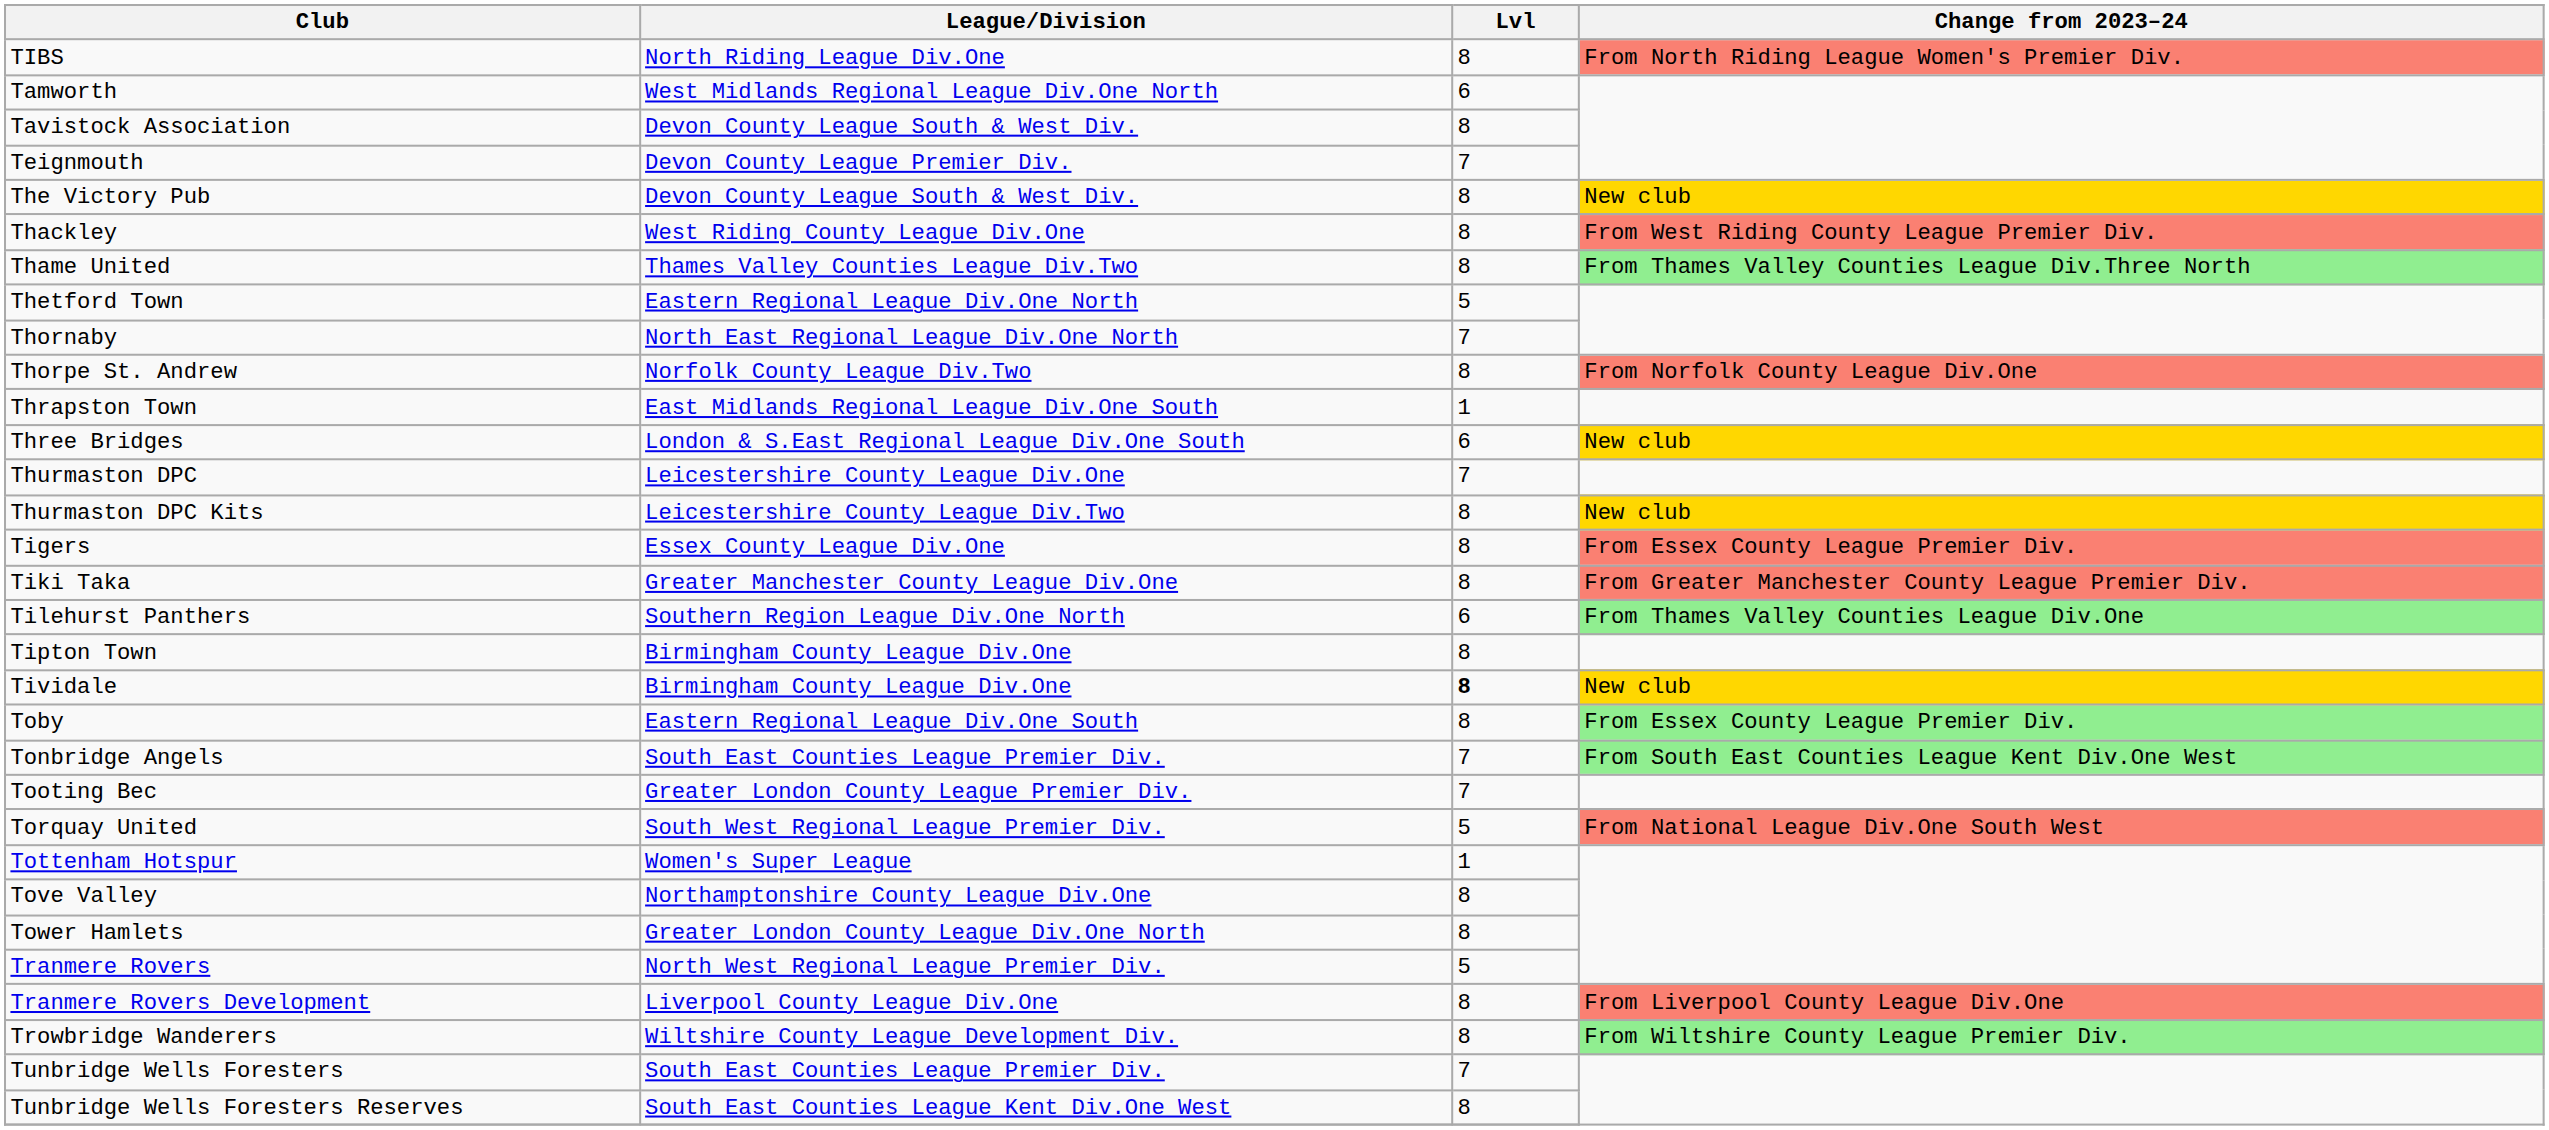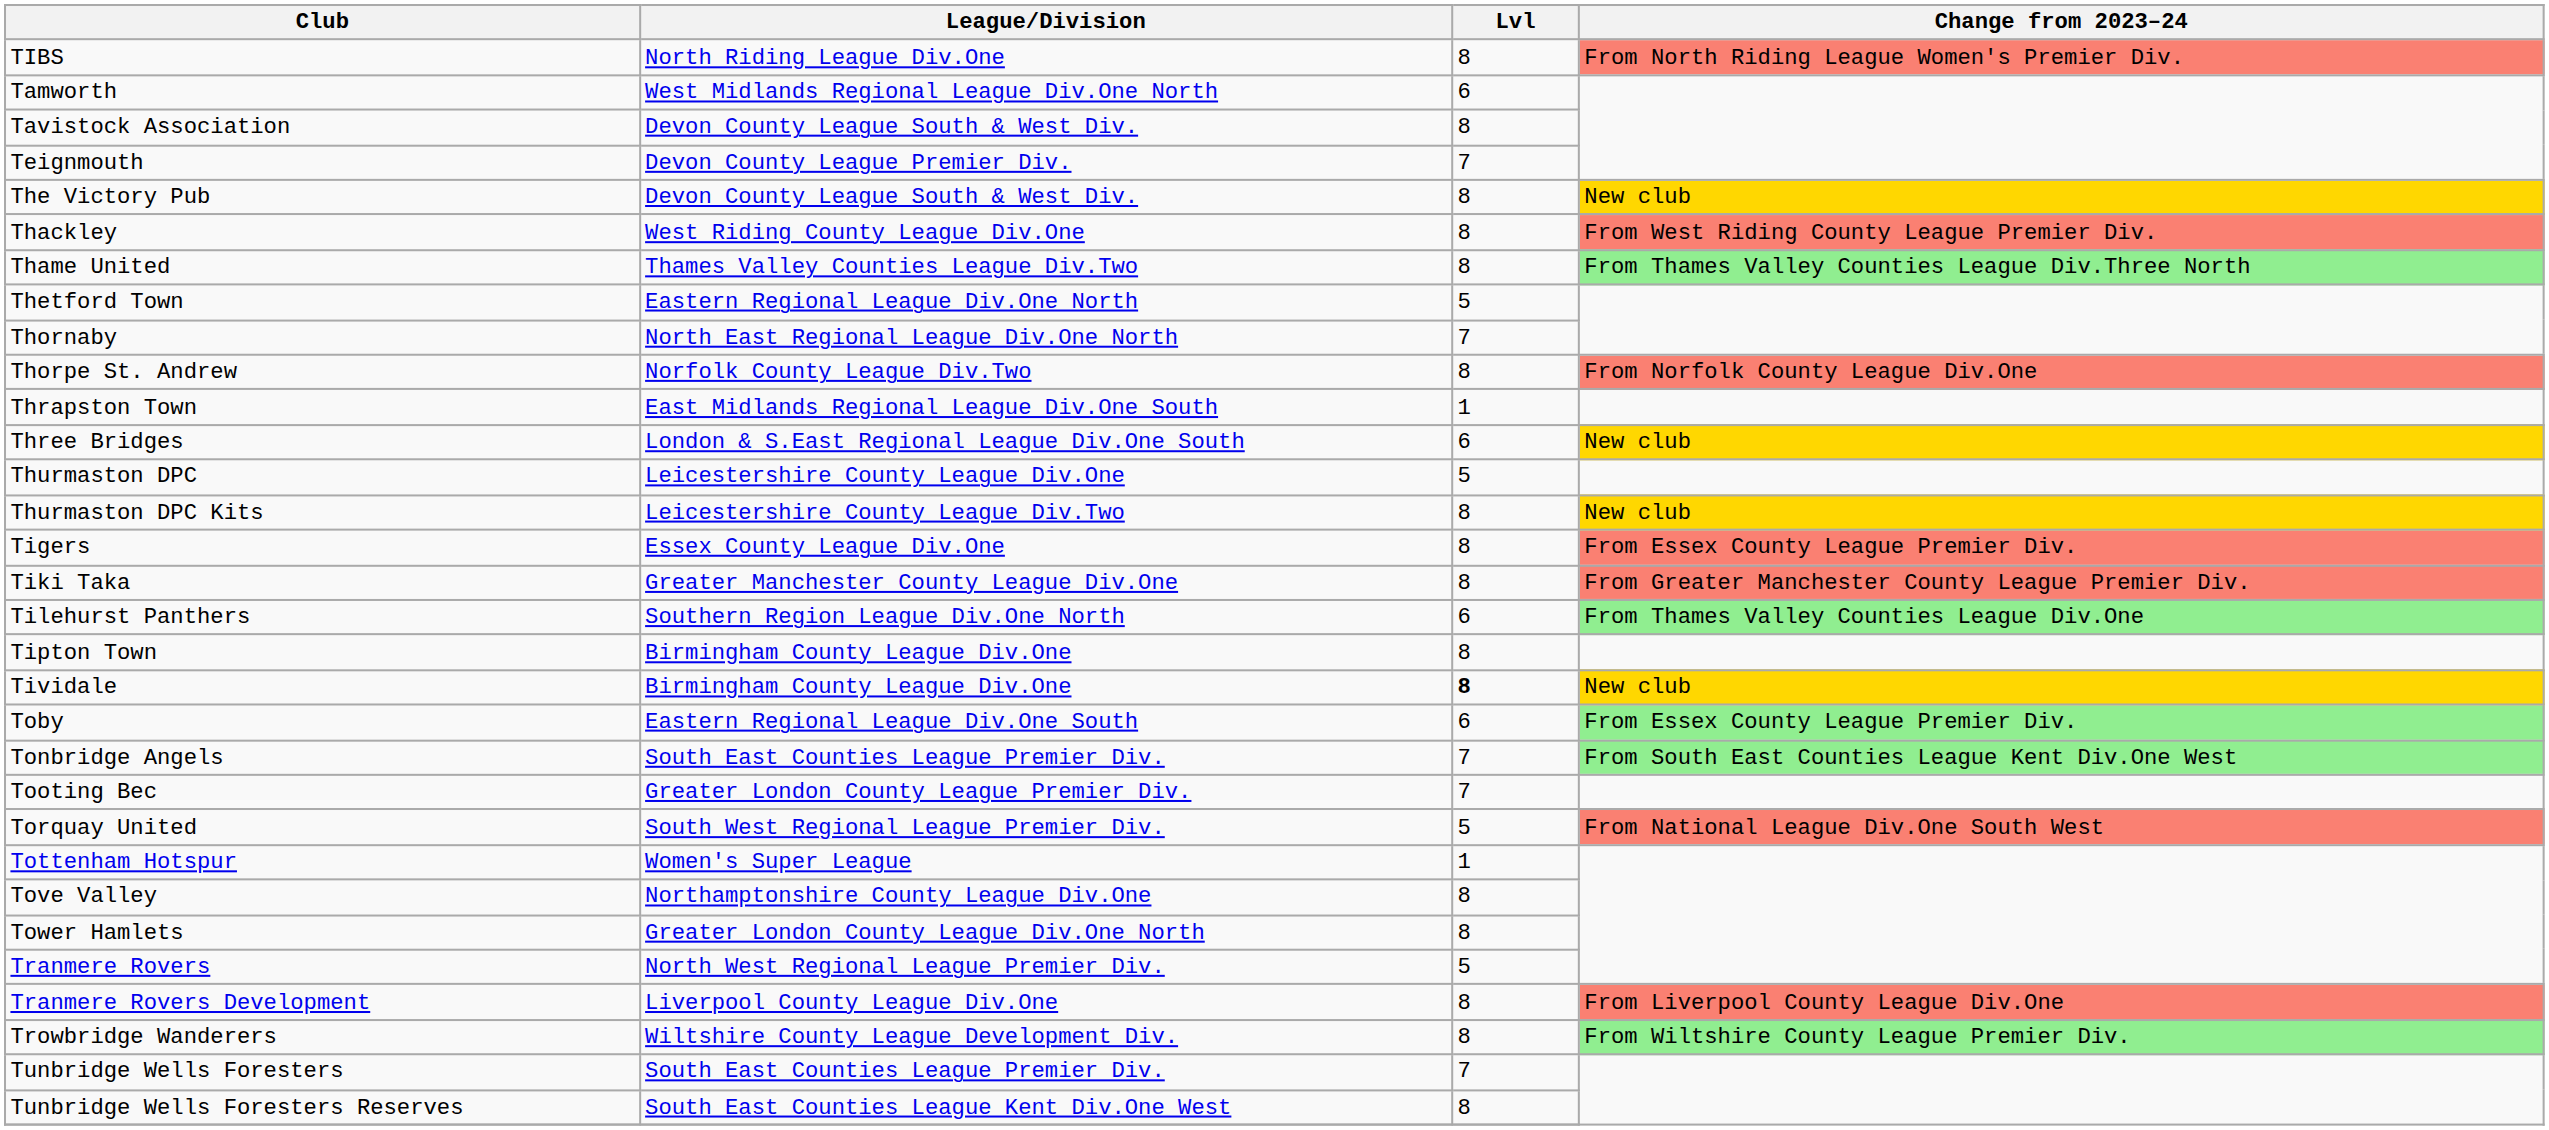(1464, 477) 7 -> (1464, 477) 5
(1464, 722) 8 -> (1464, 722) 6
